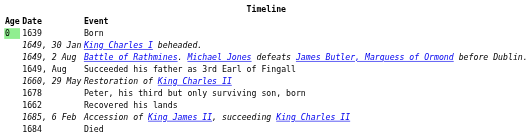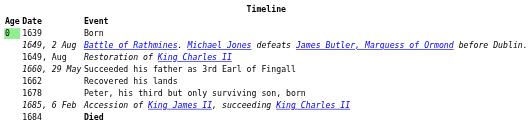- row: (52, 46)
(190, 69) Succeeded his father as 3rd Earl of Fingall -> (158, 57) Restoration of King Charles II
(158, 81) Restoration of King Charles II -> (190, 69) Succeeded his father as 3rd Earl of Fingall
rows swapped: (32, 105) <-> (32, 93)
(94, 129) normal -> (94, 117) bold
